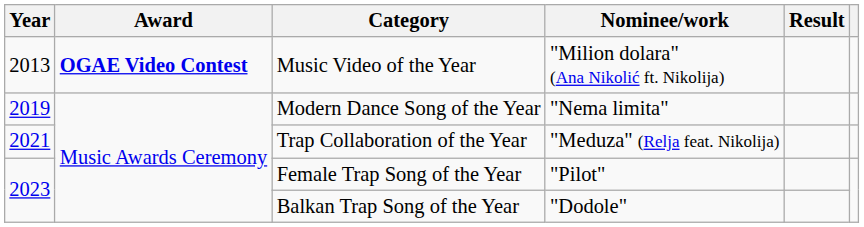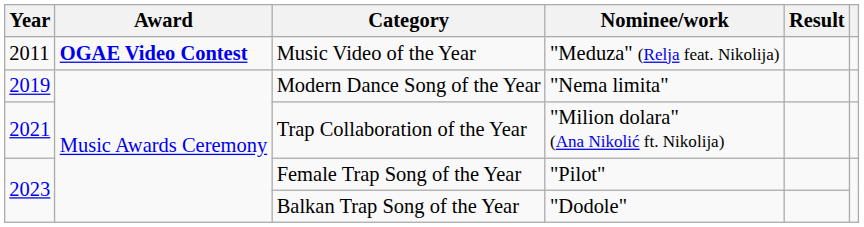(30, 64) 2013 -> (29, 53) 2011
(637, 64) "Milion dolara" (Ana Nikolić ft. Nikolija) -> (665, 53) "Meduza" (Relja feat. Nikolija)
(665, 141) "Meduza" (Relja feat. Nikolija) -> (637, 129) "Milion dolara" (Ana Nikolić ft. Nikolija)
